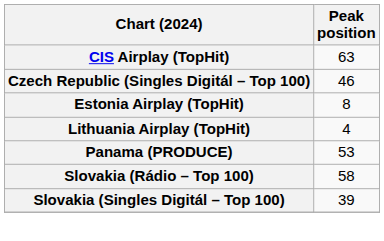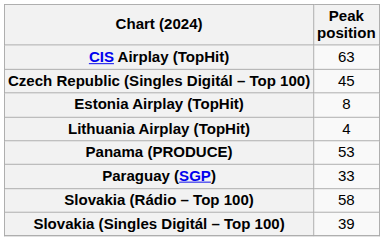(346, 81) 46 -> (346, 81) 45
+ row: (159, 176)
